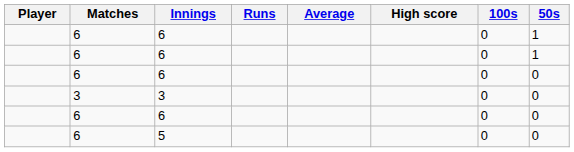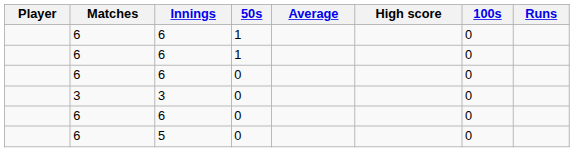columns swapped: (260, 14) <-> (549, 14)
